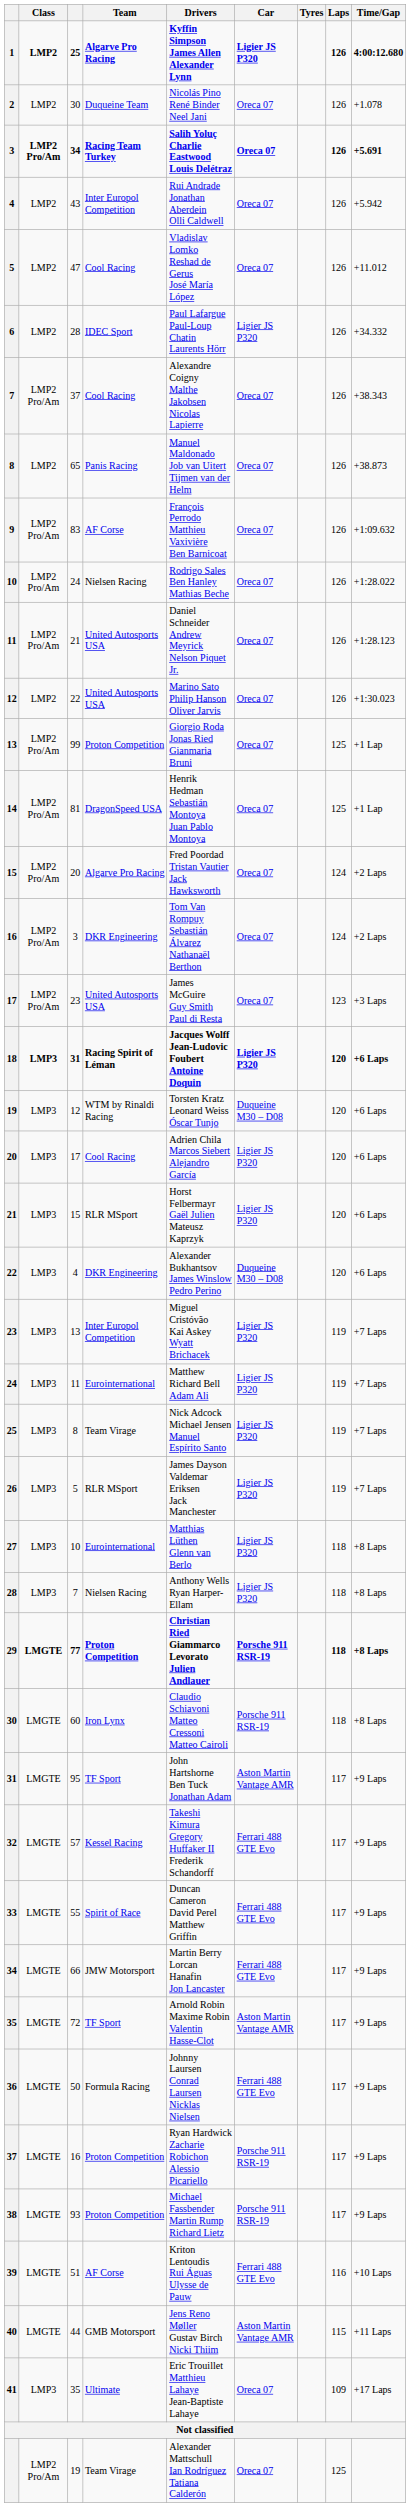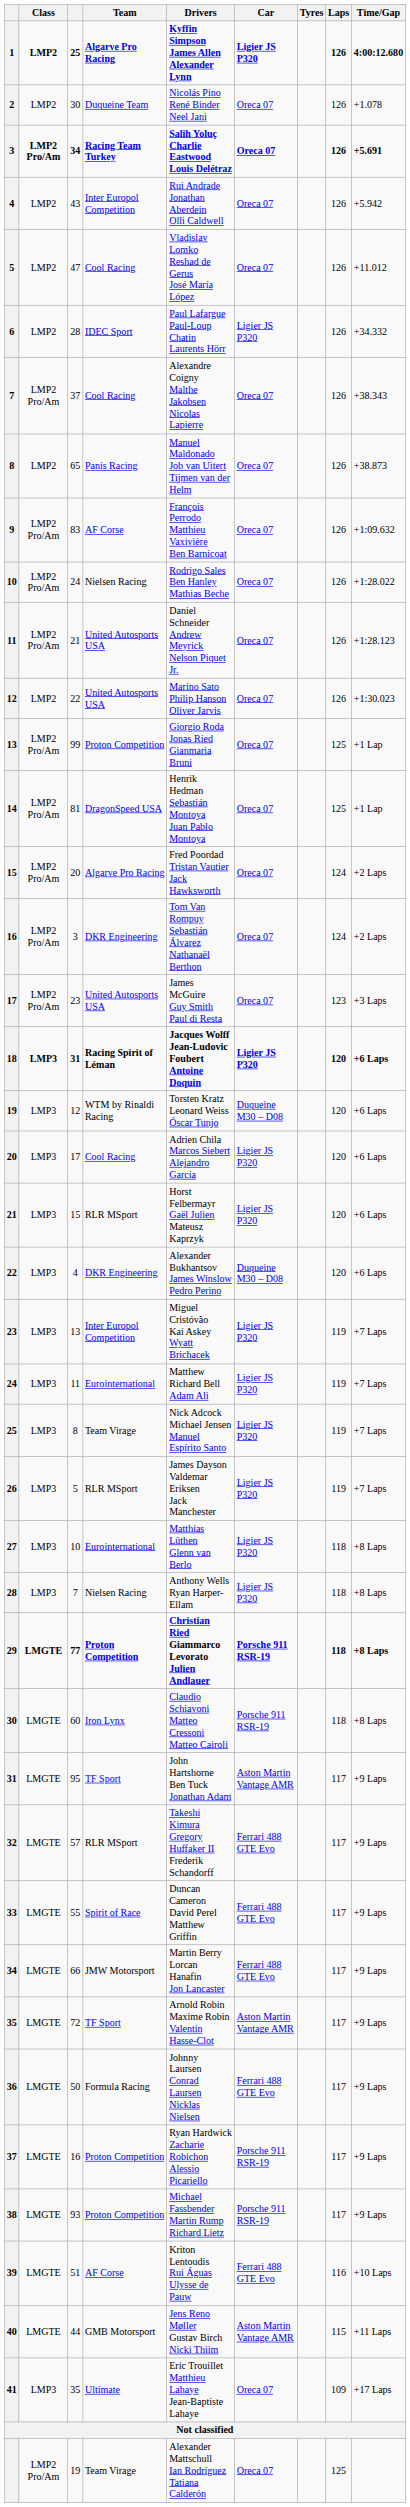(114, 1843) Kessel Racing -> (111, 1843) RLR MSport
